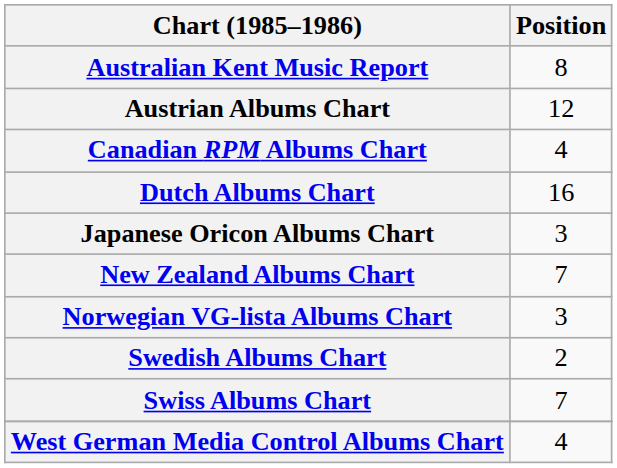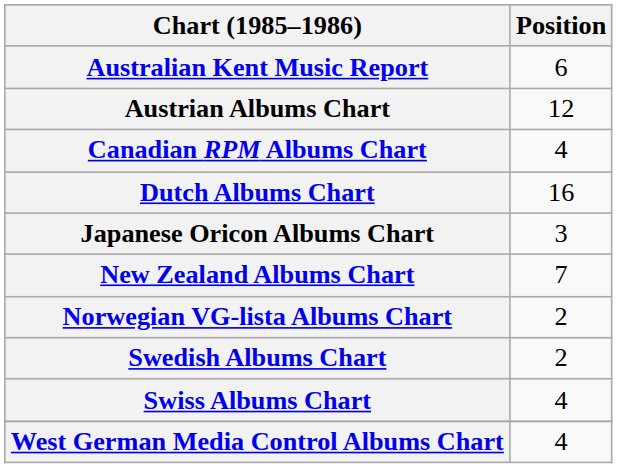(561, 66) 8 -> (561, 66) 6
(561, 316) 3 -> (561, 316) 2
(561, 399) 7 -> (561, 399) 4
